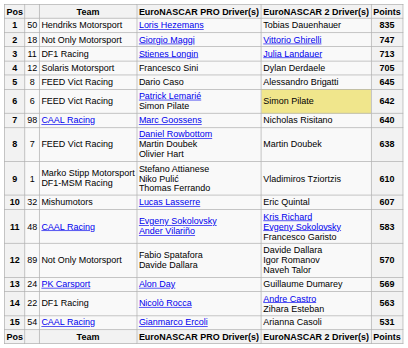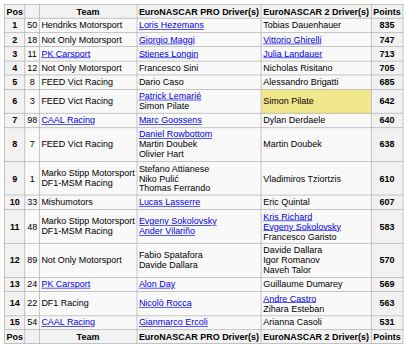(65, 53) DF1 Racing -> (66, 53) PK Carsport
(78, 68) Solaris Motorsport -> (82, 68) Not Only Motorsport
(294, 68) Dylan Derdaele -> (298, 68) Nicholas Risitano
(387, 82) 645 -> (387, 82) 685
(32, 101) 6 -> (32, 101) 3
(298, 120) Nicholas Risitano -> (294, 120) Dylan Derdaele
(32, 202) 32 -> (32, 202) 33
(68, 226) CAAL Racing -> (88, 226) Marko Stipp Motorsport DF1-MSM Racing
